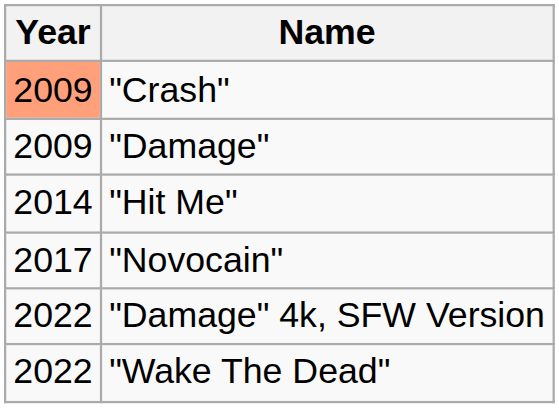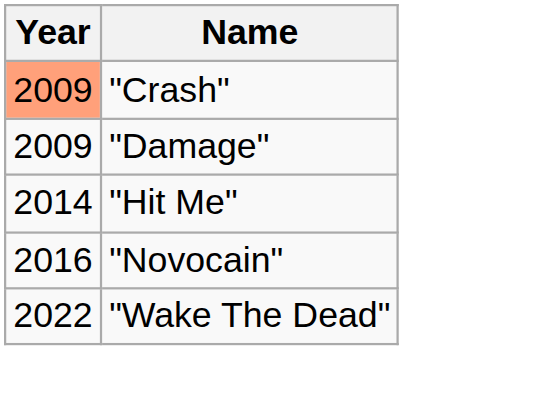(53, 259) 2017 -> (53, 259) 2016
- row: (327, 315)
